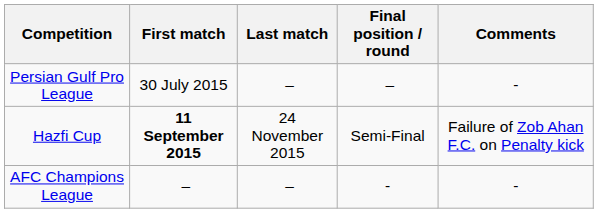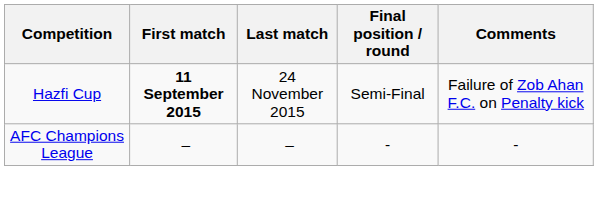- row: (67, 85)
